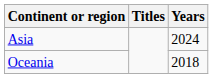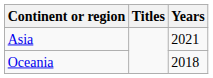(185, 39) 2024 -> (185, 39) 2021
